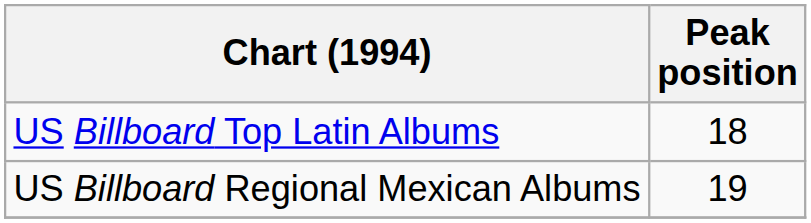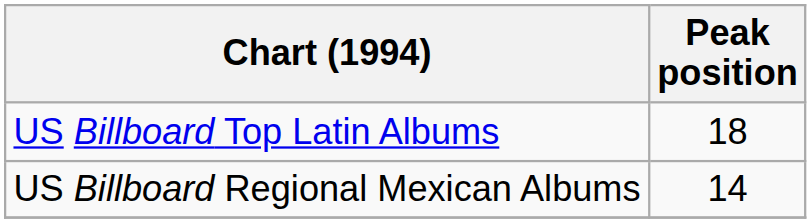(728, 188) 19 -> (728, 188) 14
